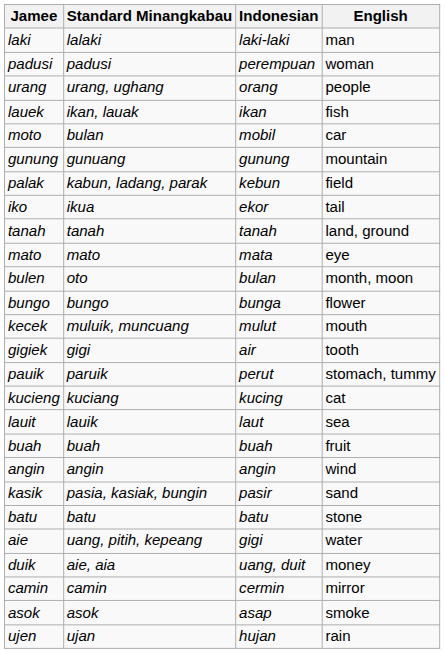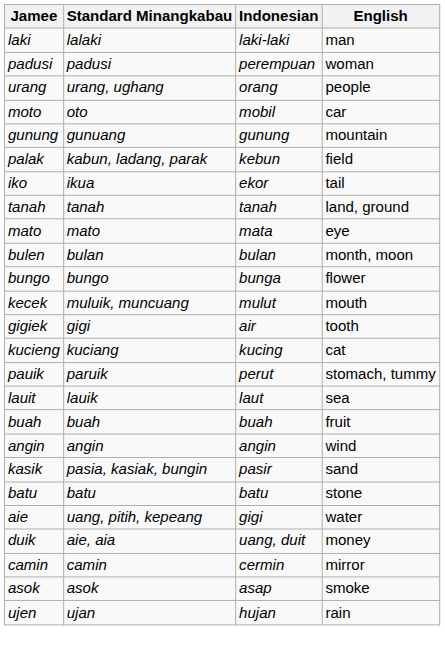- row: (26, 111)
(85, 135) bulan -> (77, 111) oto
(77, 278) oto -> (85, 254) bulan
rows swapped: (26, 374) <-> (34, 398)
